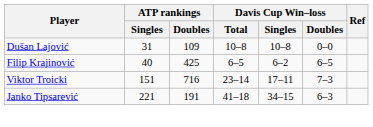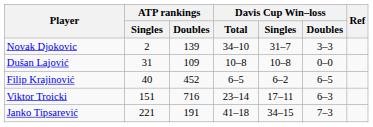+ row: (42, 46)
(191, 63) 425 -> (191, 79) 452
(325, 79) 7–3 -> (325, 96) 6–3
(325, 96) 6–3 -> (325, 113) 7–3
